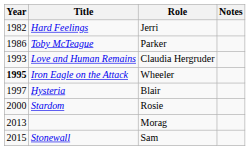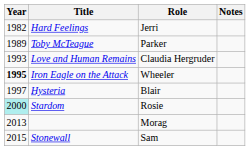(17, 43) 1986 -> (17, 43) 1989
(17, 106) no background -> (17, 106) paleturquoise background
